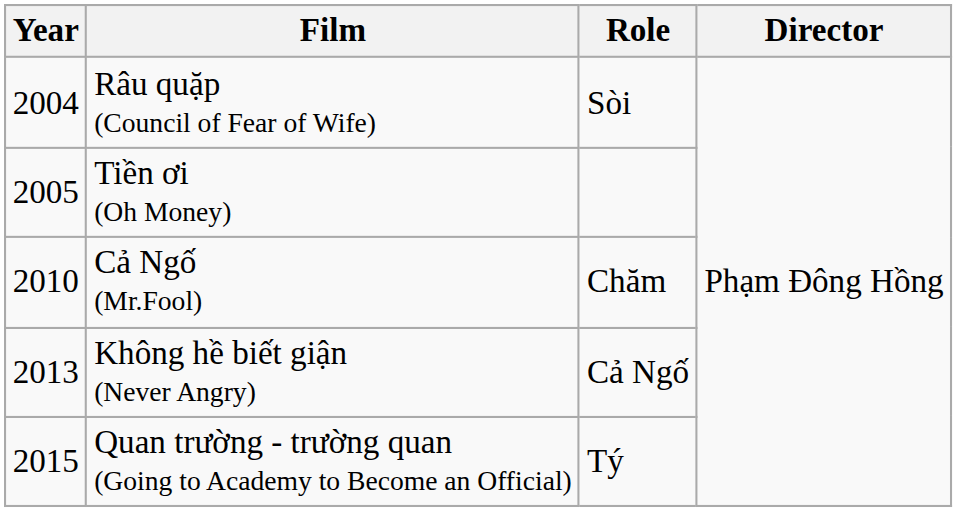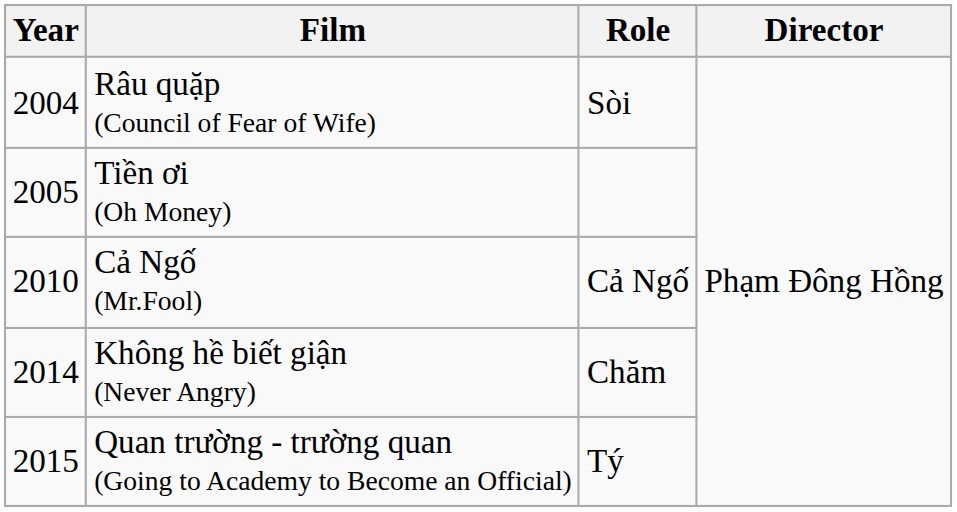(627, 281) Chăm -> (638, 281) Cả Ngố
(46, 371) 2013 -> (46, 371) 2014
(638, 371) Cả Ngố -> (627, 371) Chăm
